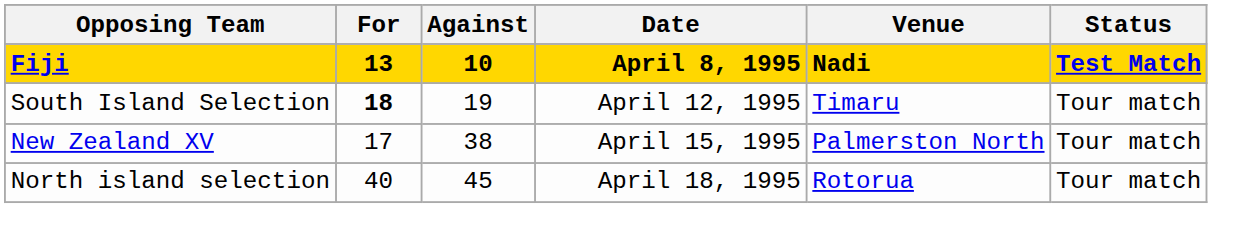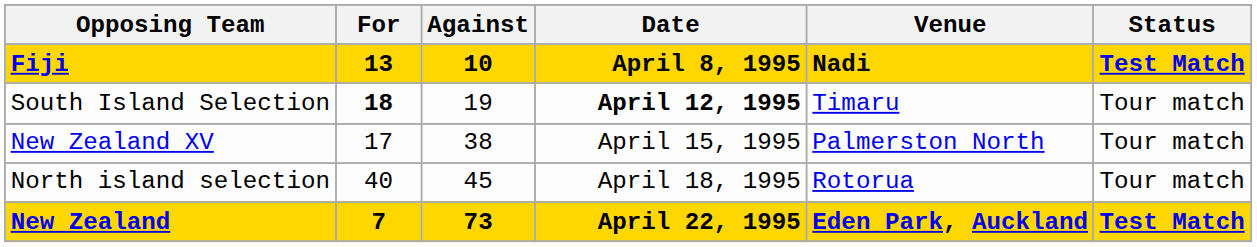(699, 103) normal -> (699, 103) bold
+ row: (91, 222)
